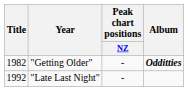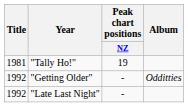+ row: (53, 63)
(16, 63) 1982 -> (16, 78) 1992
(164, 63) bold -> (164, 78) normal
